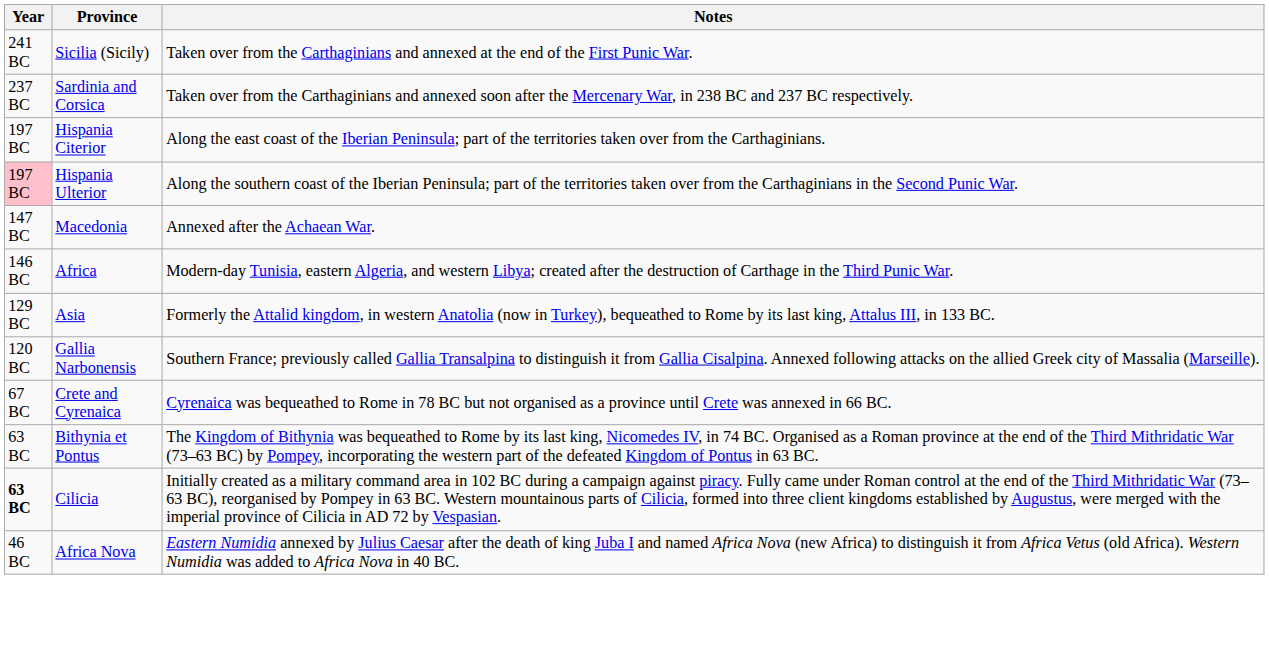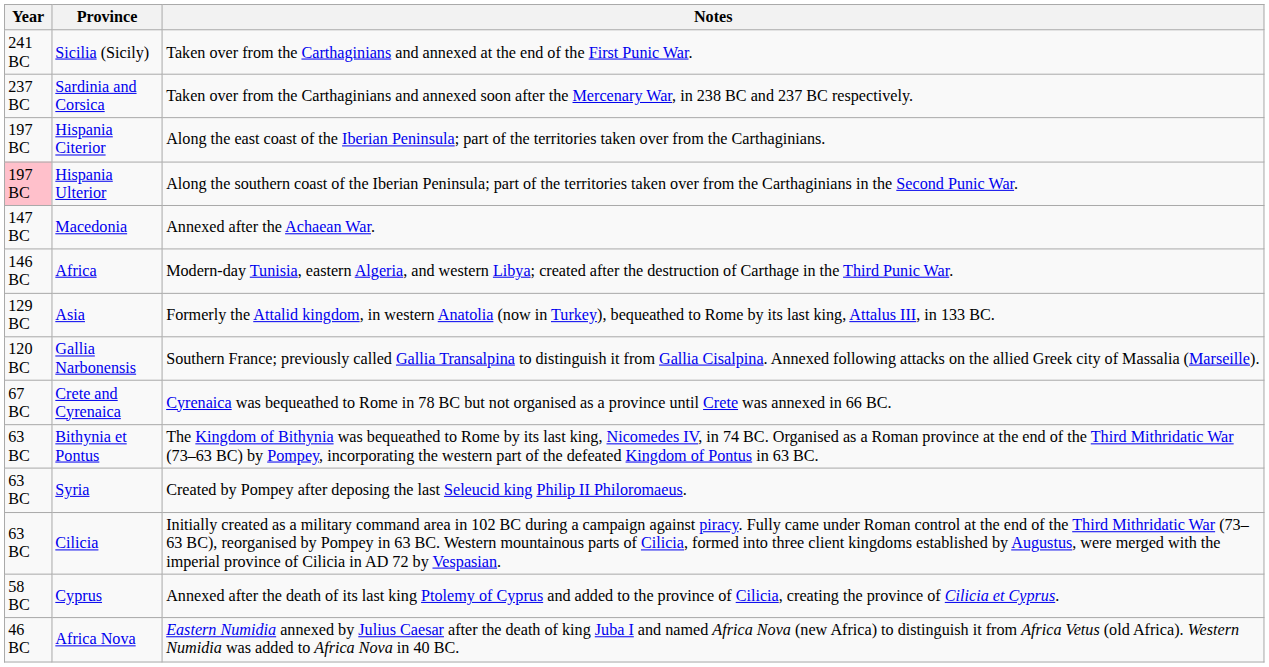+ row: (72, 490)
(19, 499) bold -> (19, 543) normal
+ row: (79, 595)
